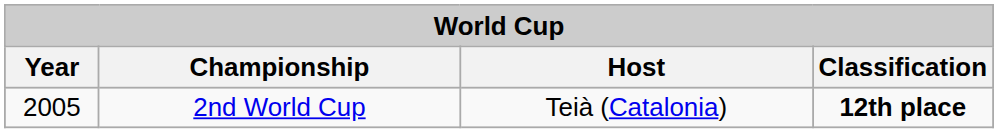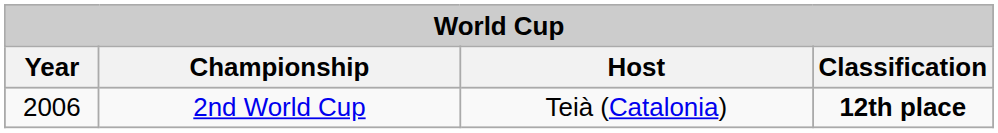(52, 108) 2005 -> (52, 108) 2006
